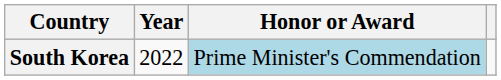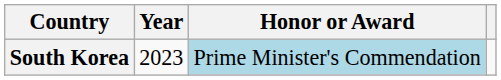(161, 57) 2022 -> (161, 57) 2023
